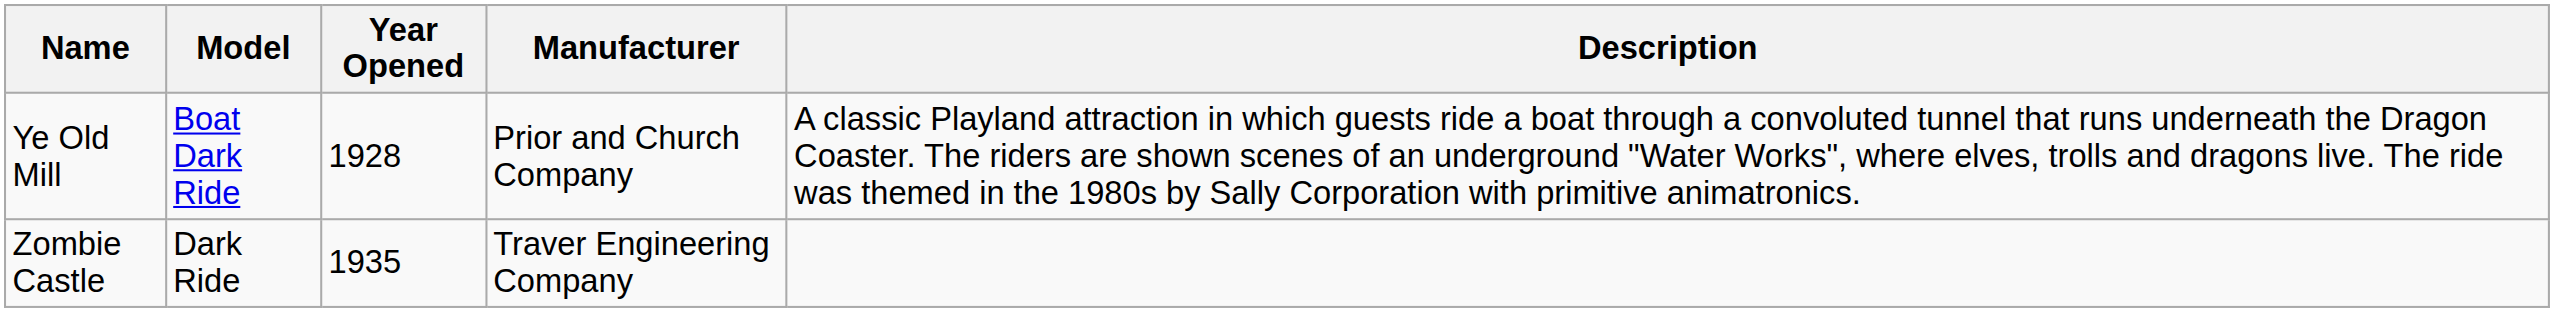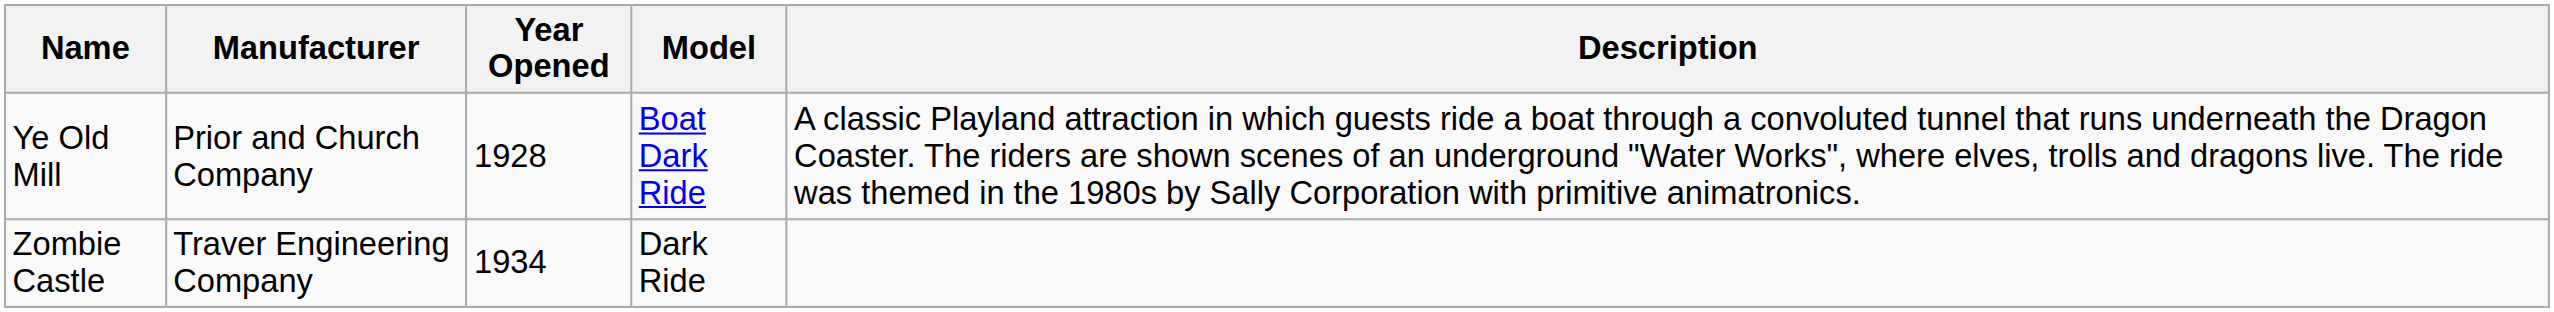columns swapped: (636, 48) <-> (243, 48)
(365, 262) 1935 -> (510, 262) 1934
